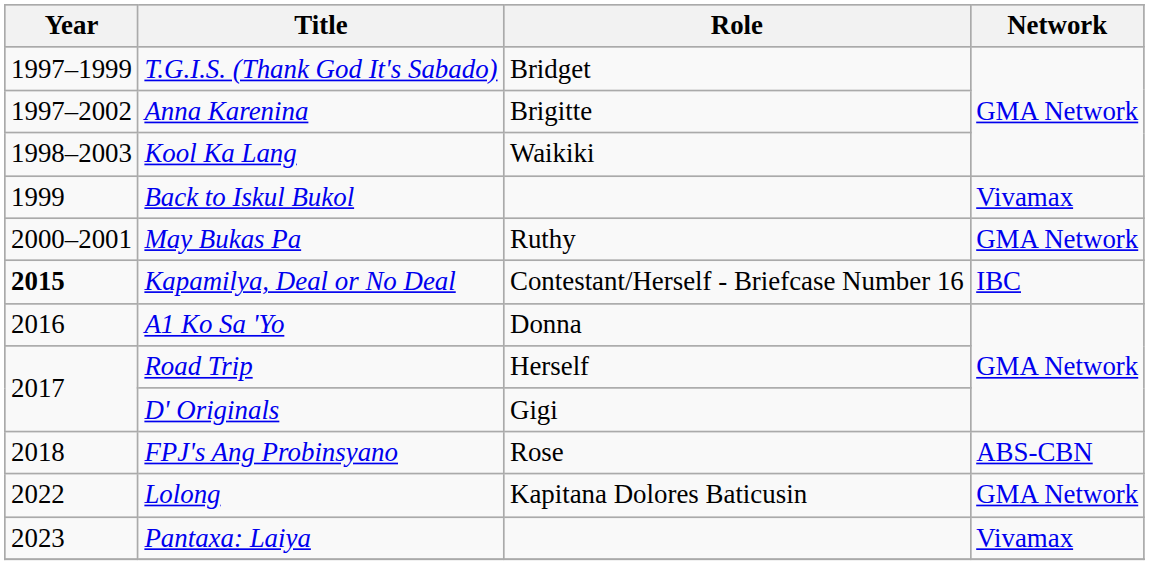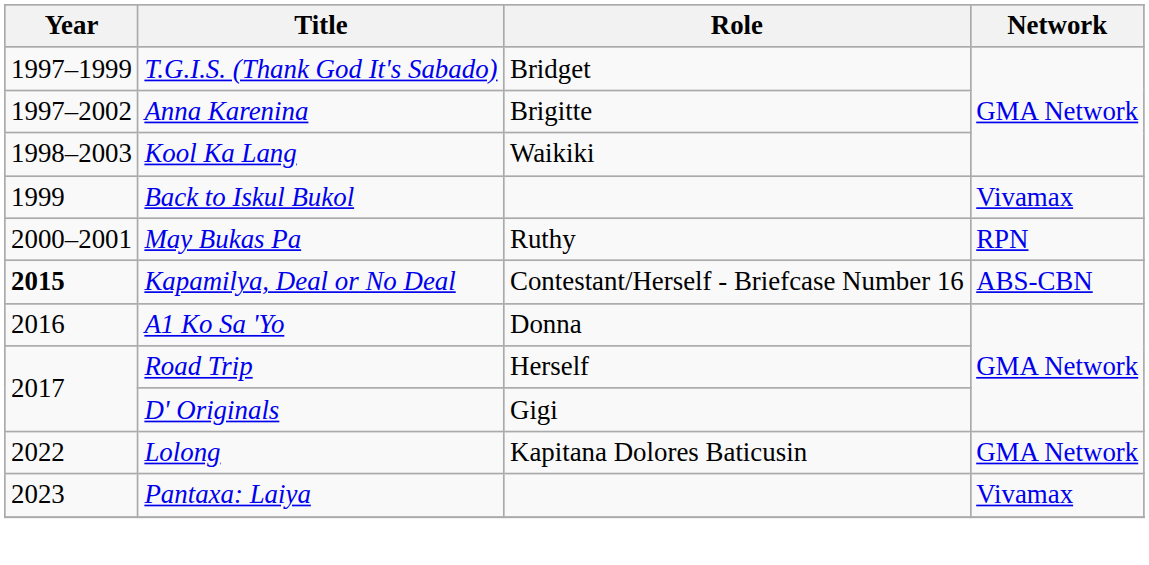(1057, 238) GMA Network -> (1002, 238) RPN
(999, 281) IBC -> (1034, 281) ABS-CBN
- row: (271, 452)
